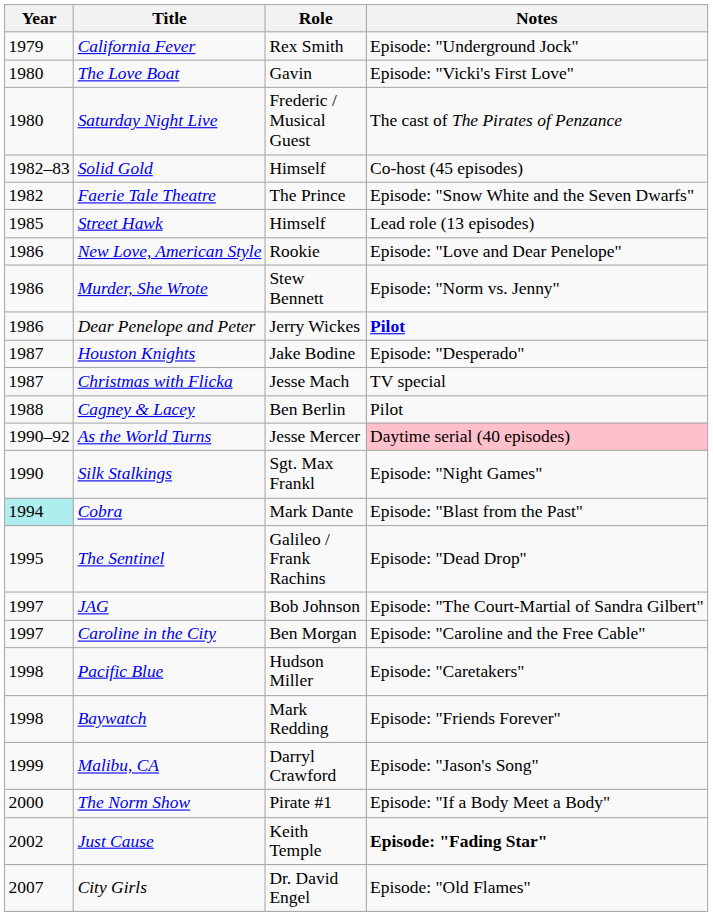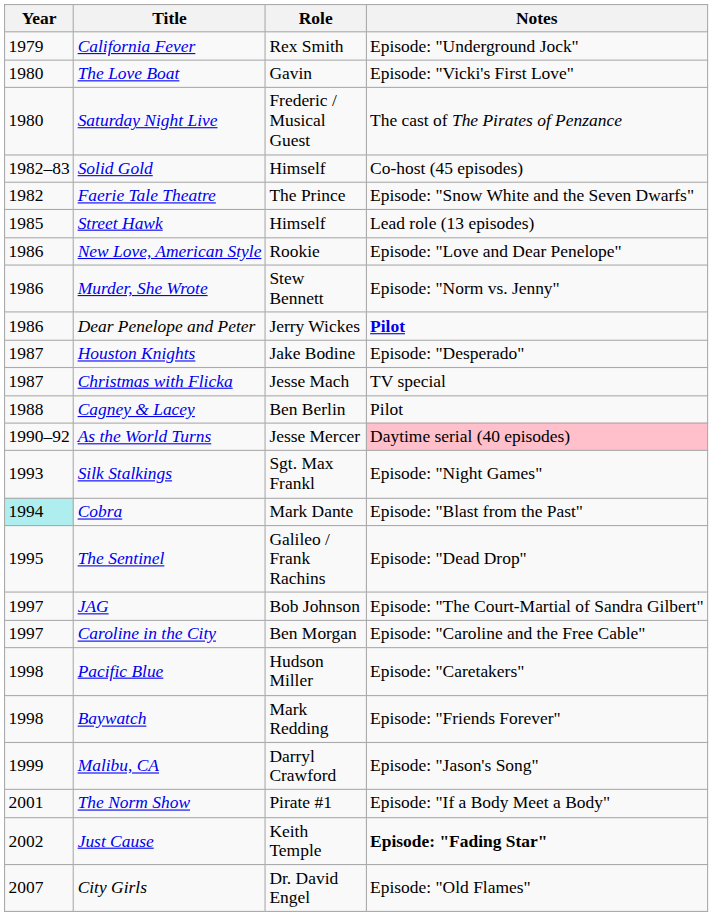(26, 474) 1990 -> (26, 474) 1993
(26, 803) 2000 -> (26, 803) 2001
